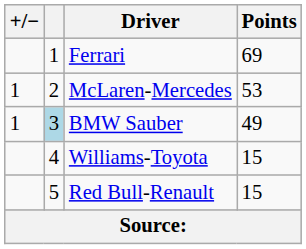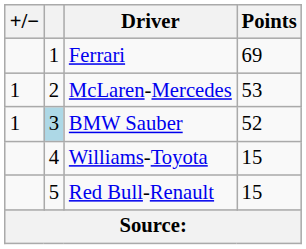(252, 123) 49 -> (252, 123) 52
